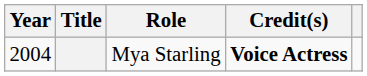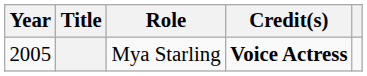(30, 53) 2004 -> (30, 53) 2005
